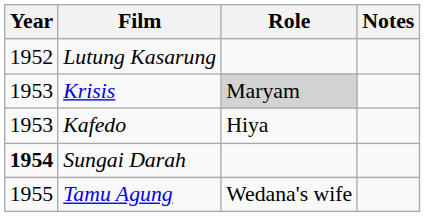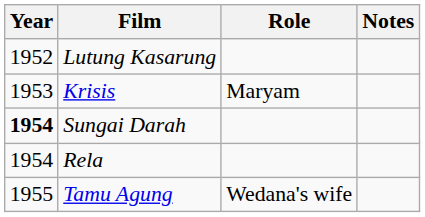(263, 90) lightgrey background -> (263, 90) no background
- row: (95, 125)
+ row: (83, 159)
